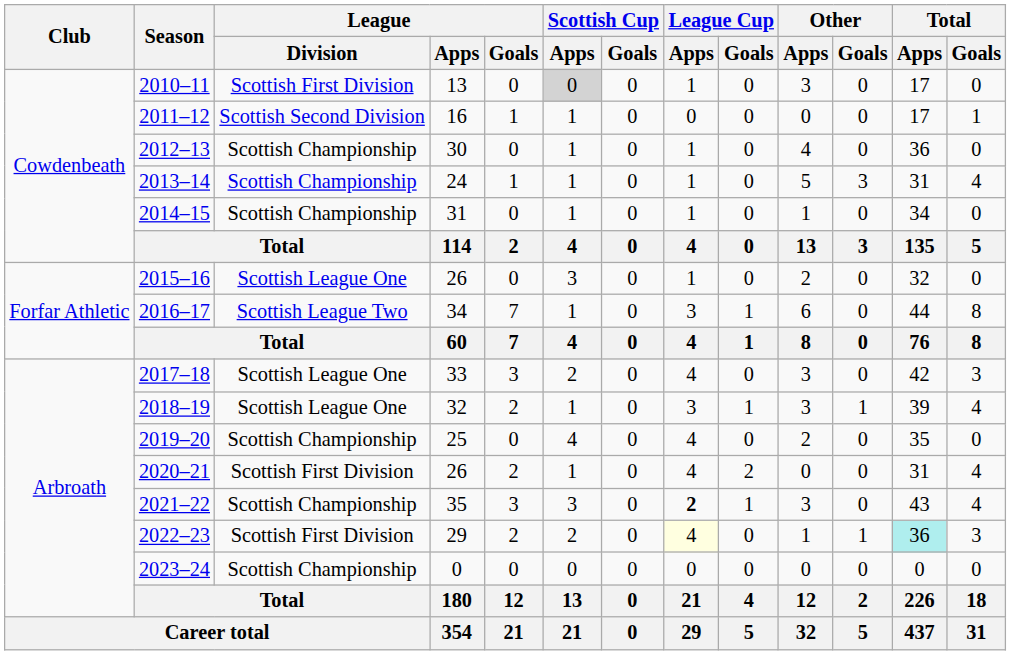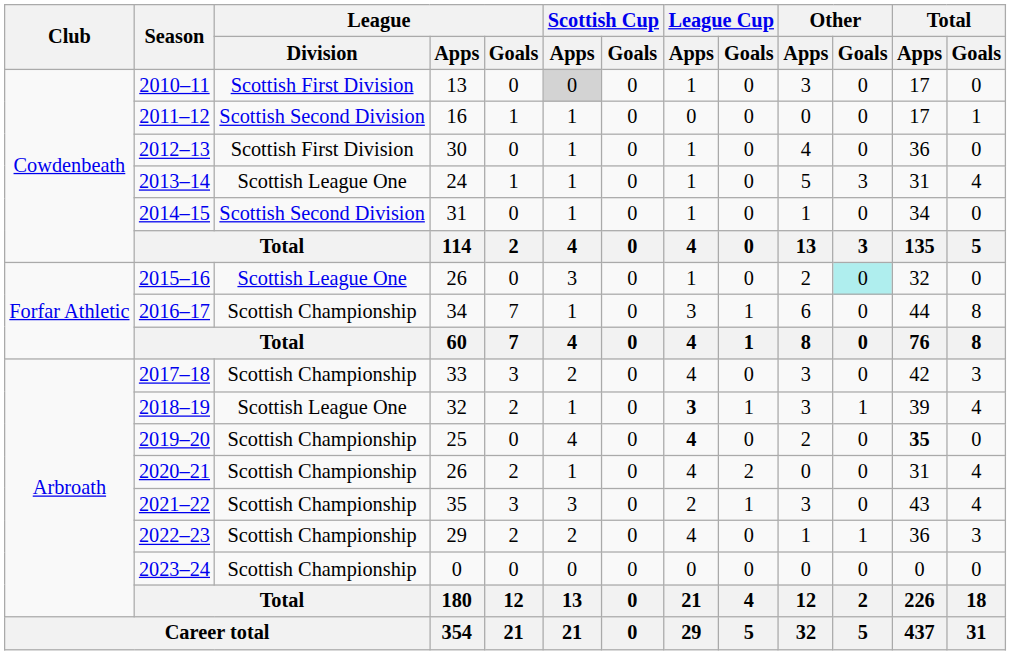(322, 149) Scottish Championship -> (322, 149) Scottish First Division
(322, 181) Scottish Championship -> (322, 181) Scottish League One
(322, 213) Scottish Championship -> (322, 213) Scottish Second Division
(863, 278) no background -> (863, 278) paleturquoise background
(322, 310) Scottish League Two -> (322, 310) Scottish Championship
(322, 375) Scottish League One -> (322, 375) Scottish Championship
(691, 407) normal -> (691, 407) bold
(691, 439) normal -> (691, 439) bold
(920, 439) normal -> (920, 439) bold
(322, 471) Scottish First Division -> (322, 471) Scottish Championship
(691, 504) bold -> (691, 504) normal
(322, 536) Scottish First Division -> (322, 536) Scottish Championship
(691, 536) lightyellow background -> (691, 536) no background
(920, 536) paleturquoise background -> (920, 536) no background
